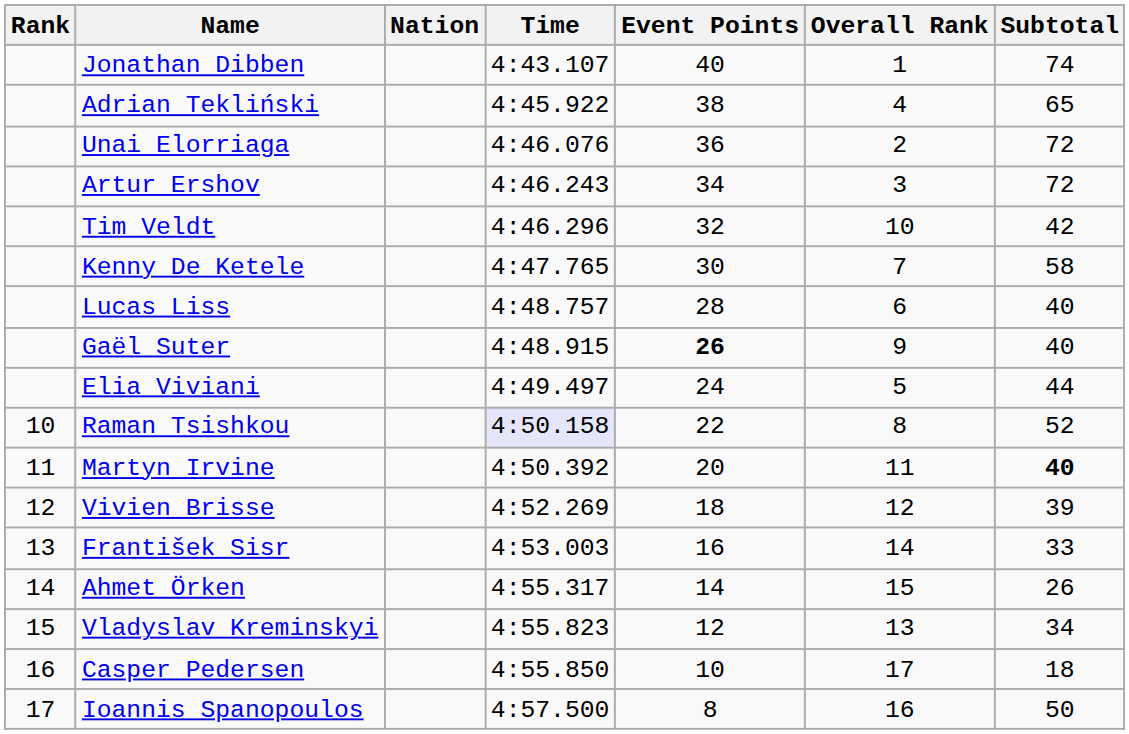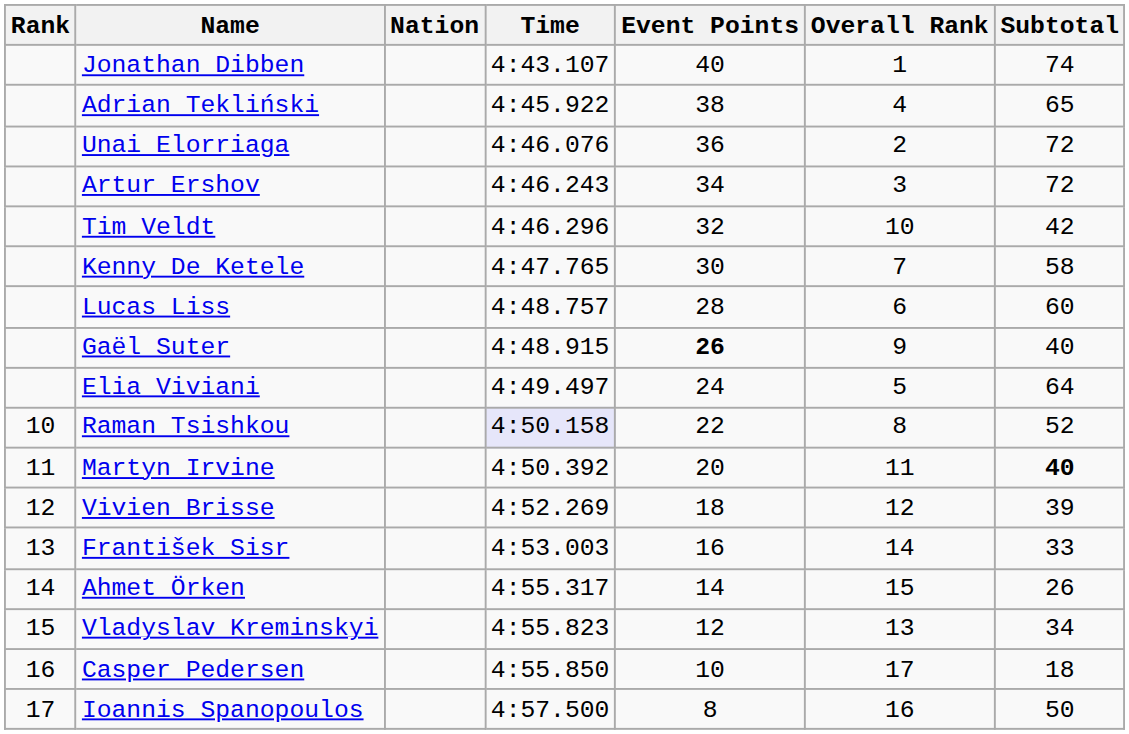(1060, 307) 40 -> (1060, 307) 60
(1060, 387) 44 -> (1060, 387) 64
